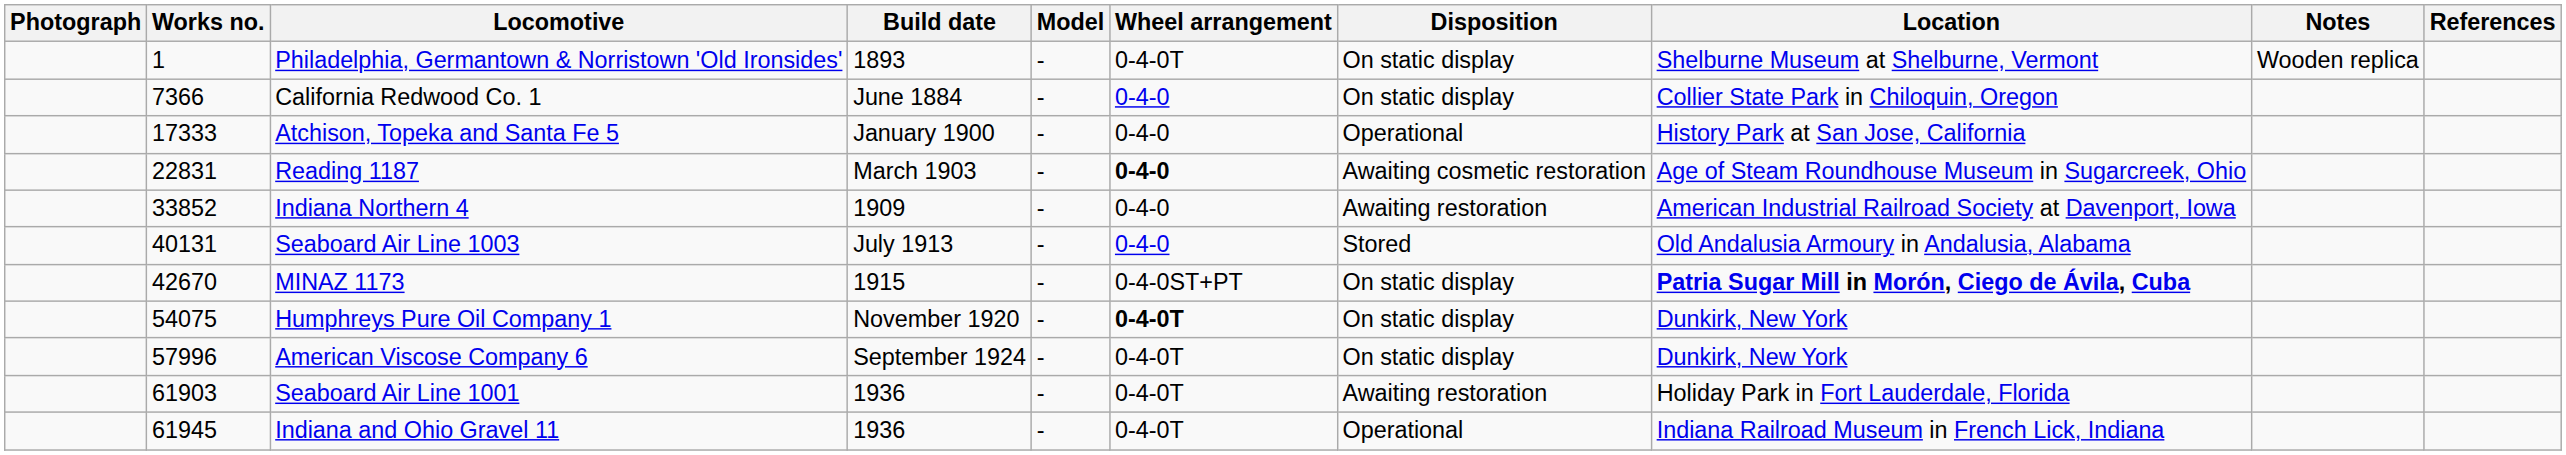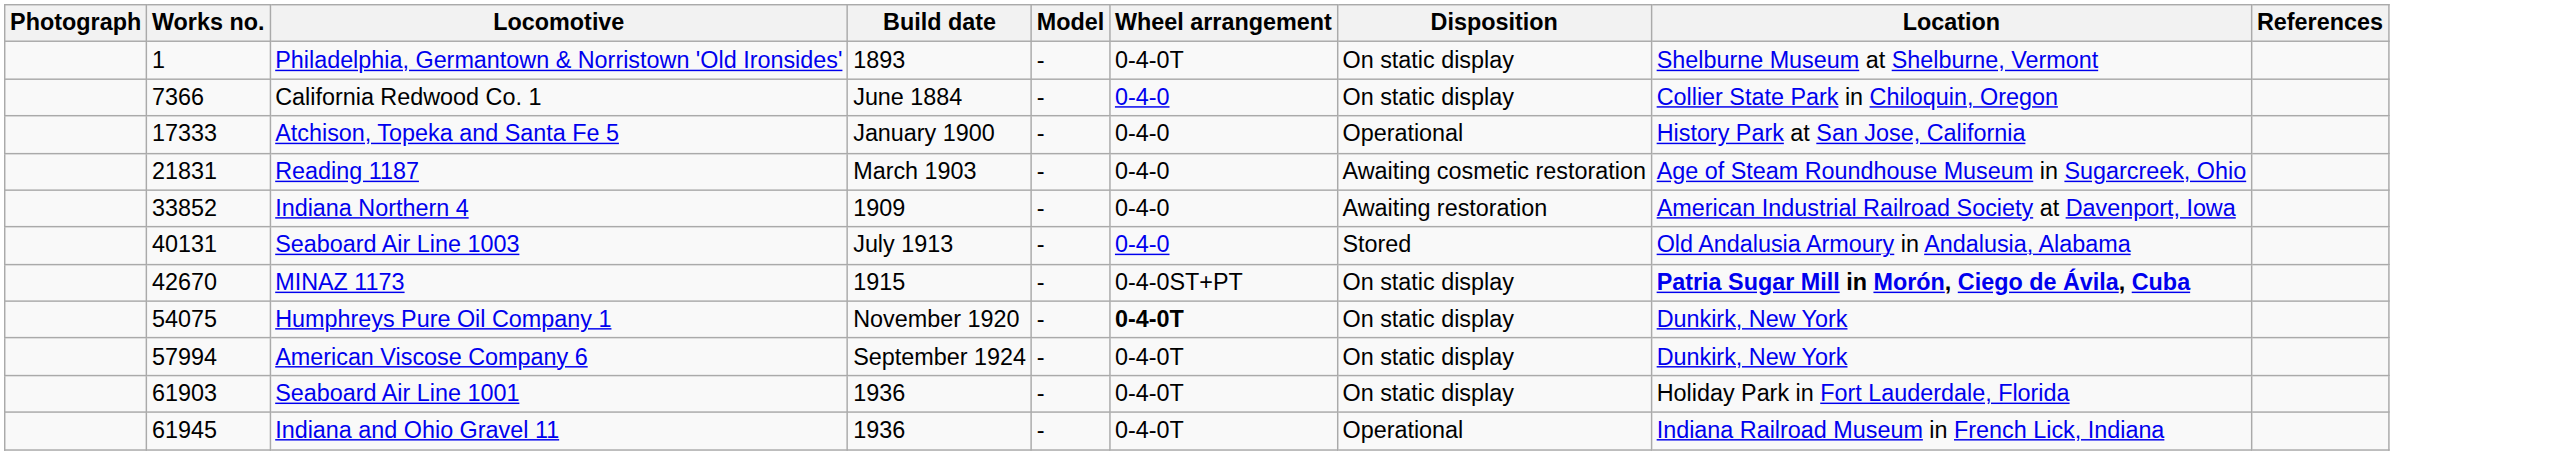- column: (2338, 23)
(184, 171) 22831 -> (184, 171) 21831
(1142, 171) bold -> (1142, 171) normal
(184, 356) 57996 -> (184, 356) 57994
(1445, 393) Awaiting restoration -> (1428, 393) On static display
